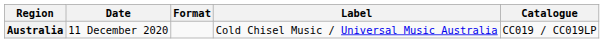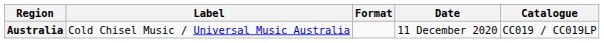columns swapped: (118, 13) <-> (357, 13)
